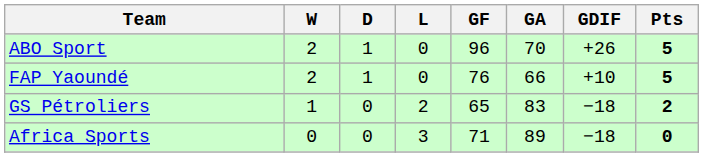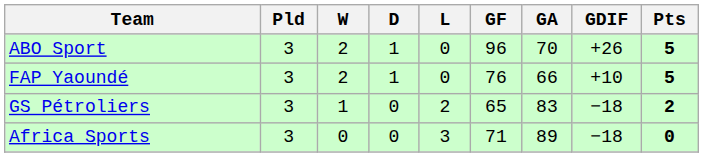+ column: (289, 19)
